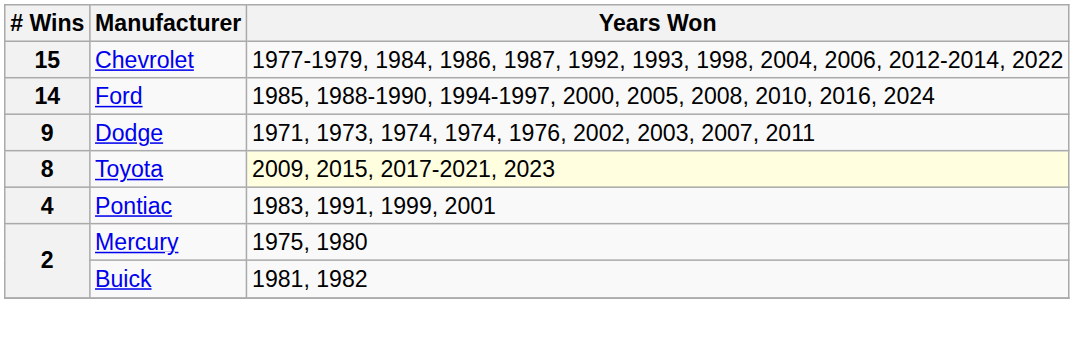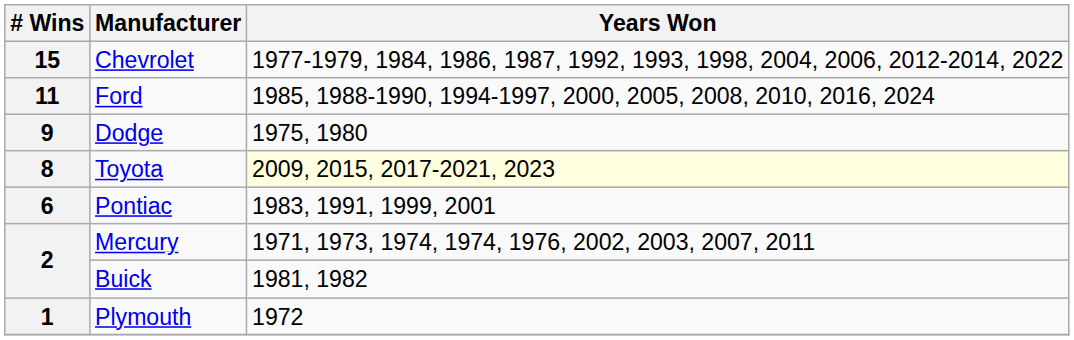(47, 96) 14 -> (47, 96) 11
(534, 133) 1971, 1973, 1974, 1974, 1976, 2002, 2003, 2007, 2011 -> (310, 133) 1975, 1980
(47, 206) 4 -> (47, 206) 6
(310, 243) 1975, 1980 -> (534, 243) 1971, 1973, 1974, 1974, 1976, 2002, 2003, 2007, 2011
+ row: (143, 316)
